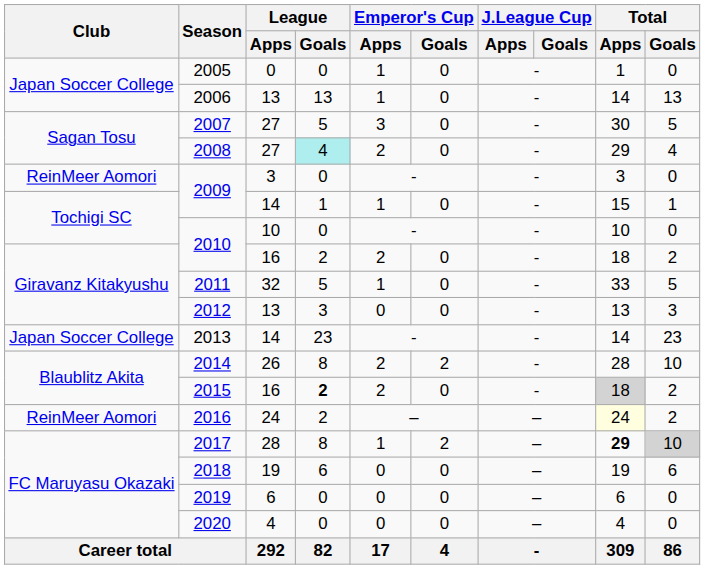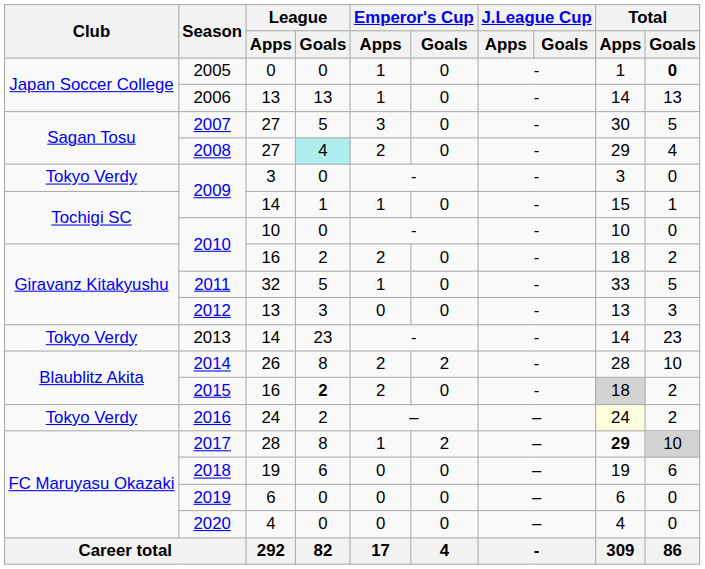(672, 71) normal -> (672, 71) bold
(91, 177) ReinMeer Aomori -> (91, 177) Tokyo Verdy
(91, 337) Japan Soccer College -> (91, 337) Tokyo Verdy
(91, 417) ReinMeer Aomori -> (91, 417) Tokyo Verdy
